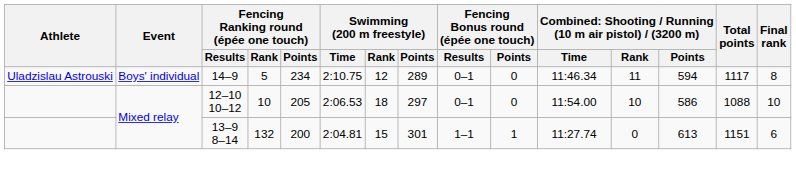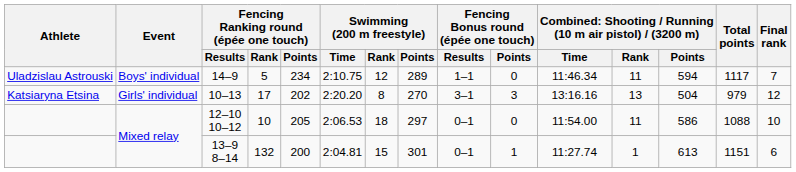(464, 77) 0–1 -> (464, 77) 1–1
(774, 77) 8 -> (774, 77) 7
+ row: (225, 95)
(635, 102) 10 -> (635, 120) 11
(464, 134) 1–1 -> (464, 152) 0–1
(635, 134) 0 -> (635, 152) 1
